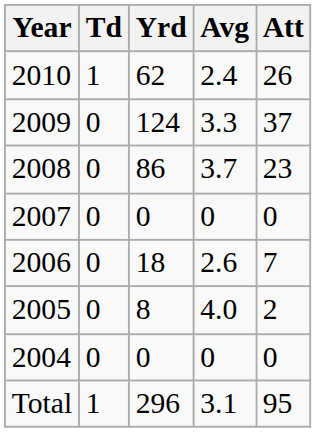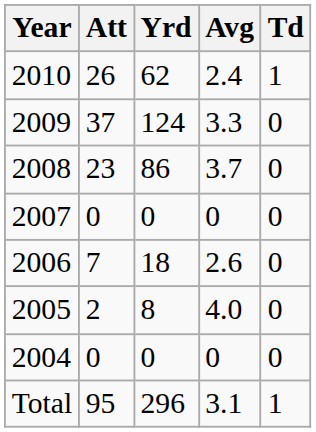columns swapped: (283, 27) <-> (104, 27)
